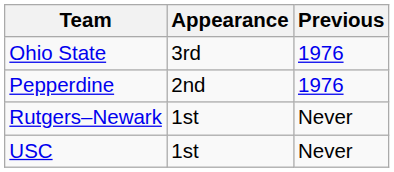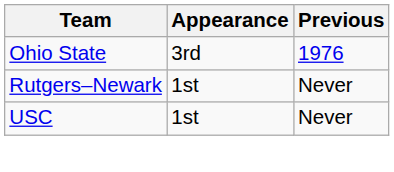- row: (62, 85)
